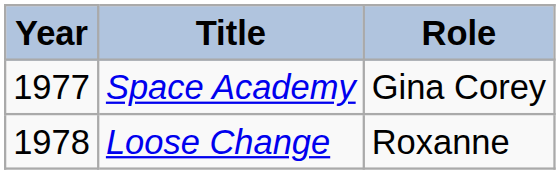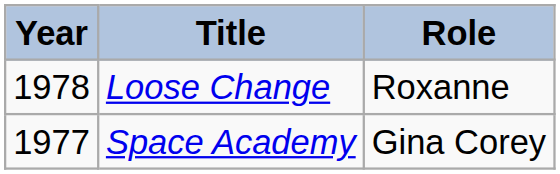rows swapped: (231, 87) <-> (218, 142)
